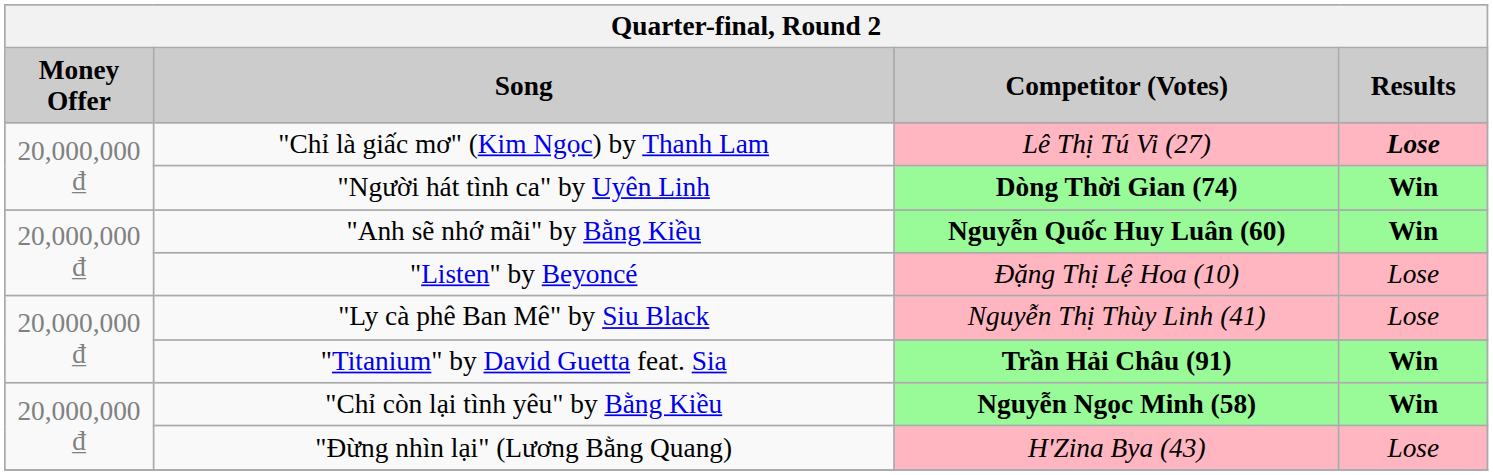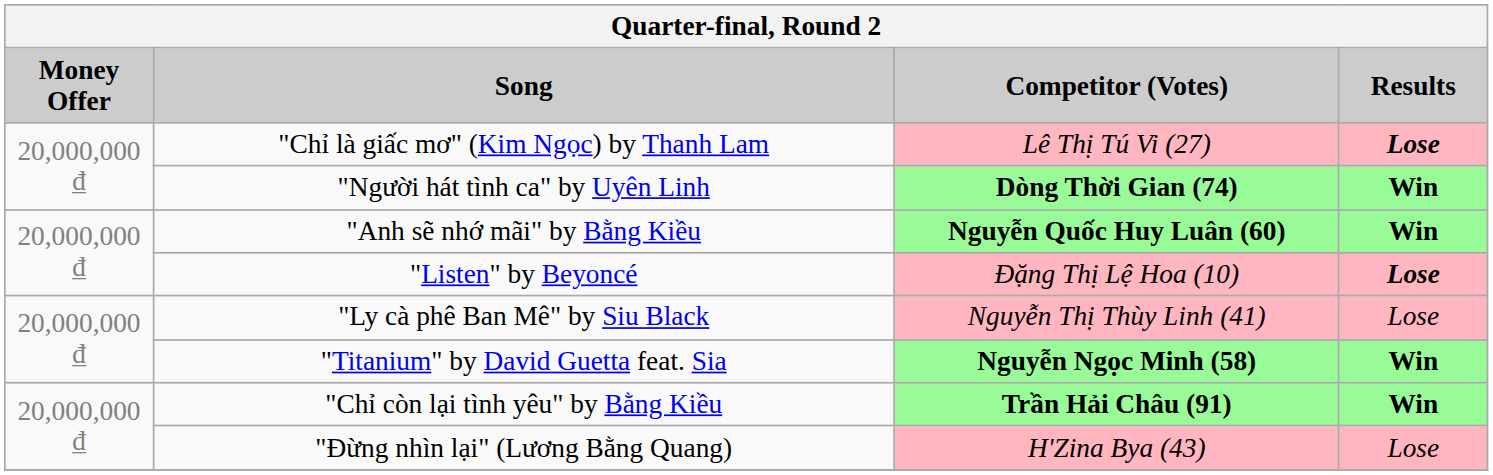(1413, 273) normal -> (1413, 273) bold
(1117, 360) Trần Hải Châu (91) -> (1117, 360) Nguyễn Ngọc Minh (58)
(1117, 404) Nguyễn Ngọc Minh (58) -> (1117, 404) Trần Hải Châu (91)
